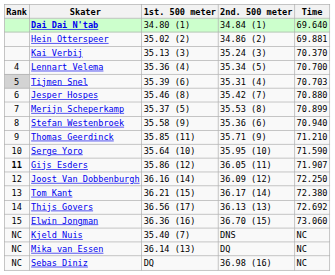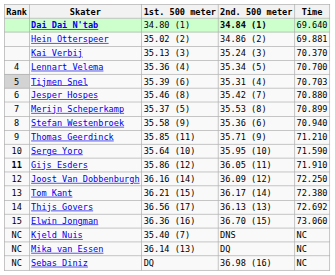(243, 25) normal -> (243, 25) bold
(312, 165) 71.907 -> (312, 165) 71.910
